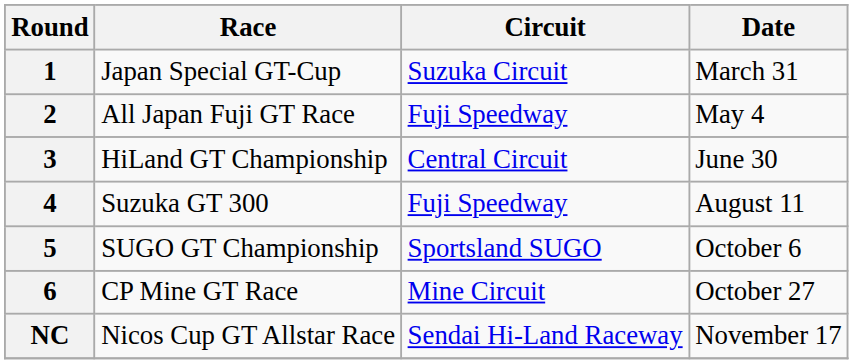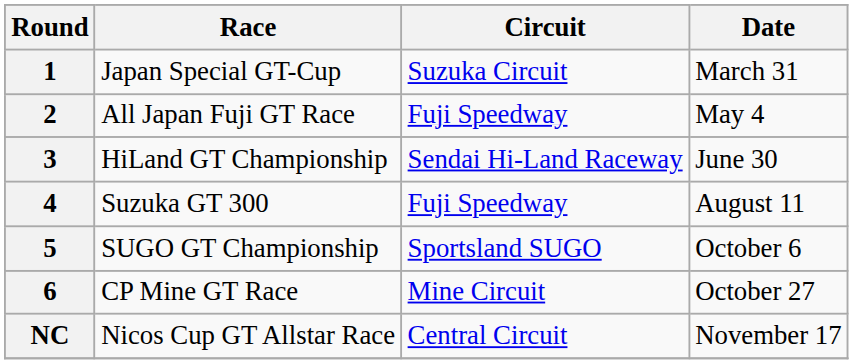(488, 159) Central Circuit -> (545, 159) Sendai Hi-Land Raceway
(545, 336) Sendai Hi-Land Raceway -> (488, 336) Central Circuit
